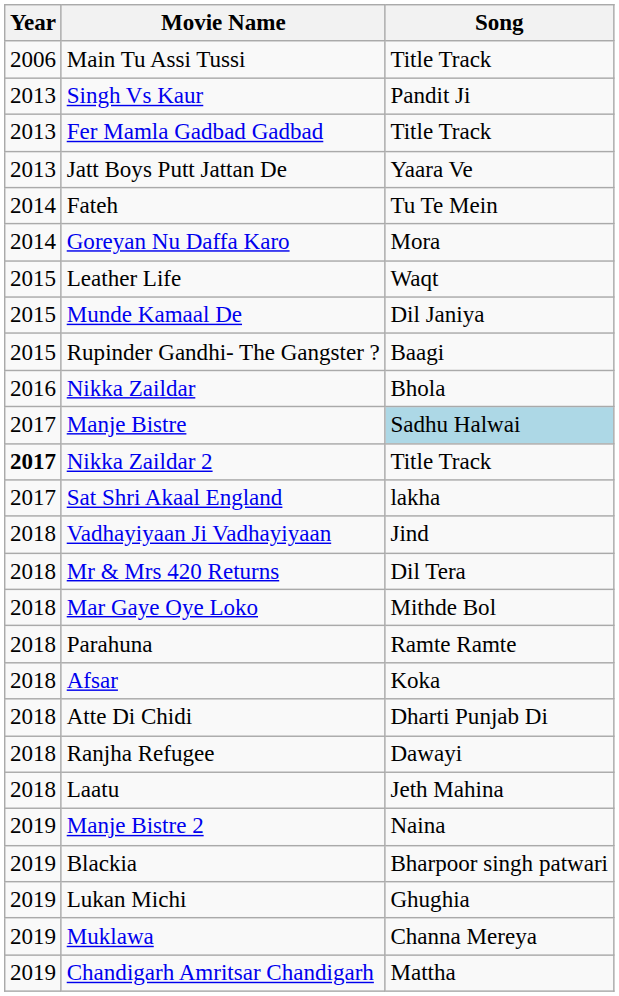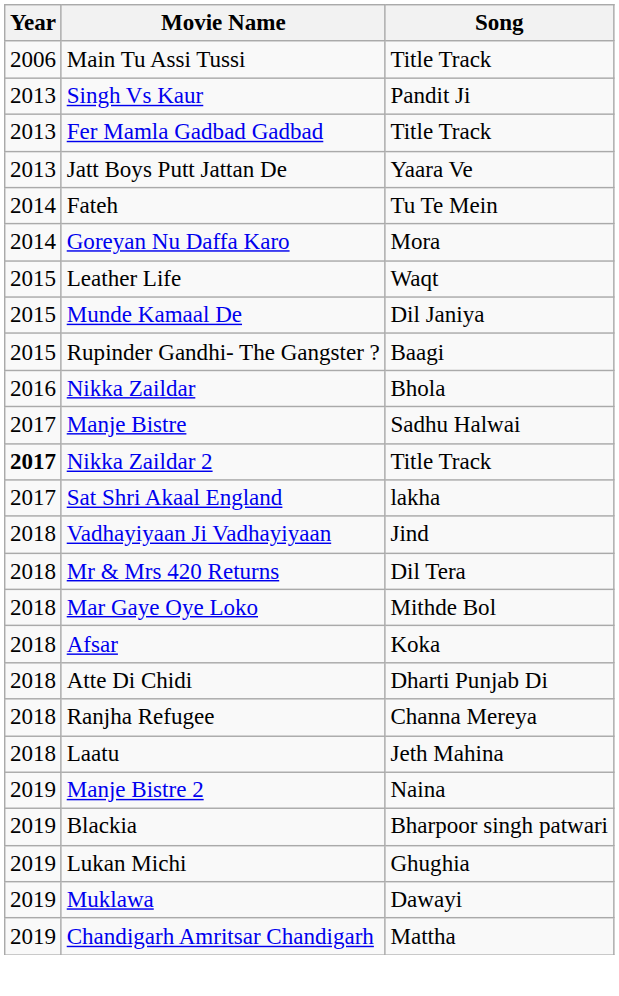(455, 424) lightblue background -> (455, 424) no background
- row: (110, 643)
(426, 753) Dawayi -> (464, 717) Channa Mereya
(464, 936) Channa Mereya -> (426, 899) Dawayi
